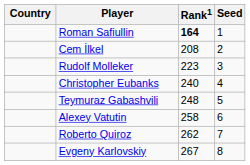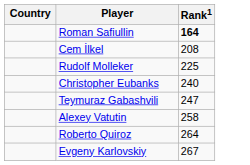- column: (230, 14)
(190, 66) 223 -> (190, 66) 225
(190, 100) 248 -> (190, 100) 247
(190, 134) 262 -> (190, 134) 264
